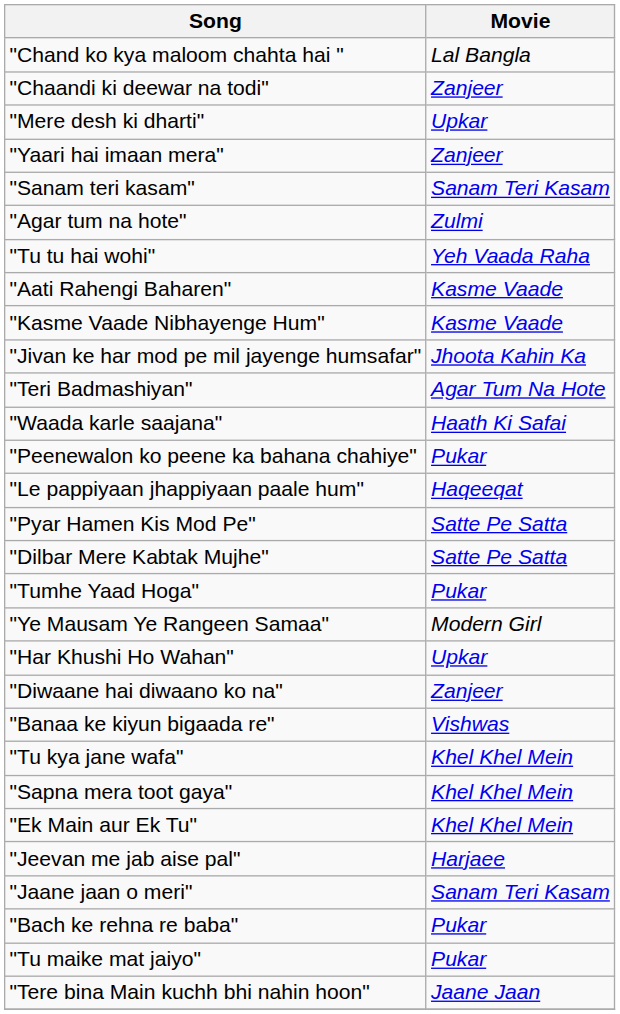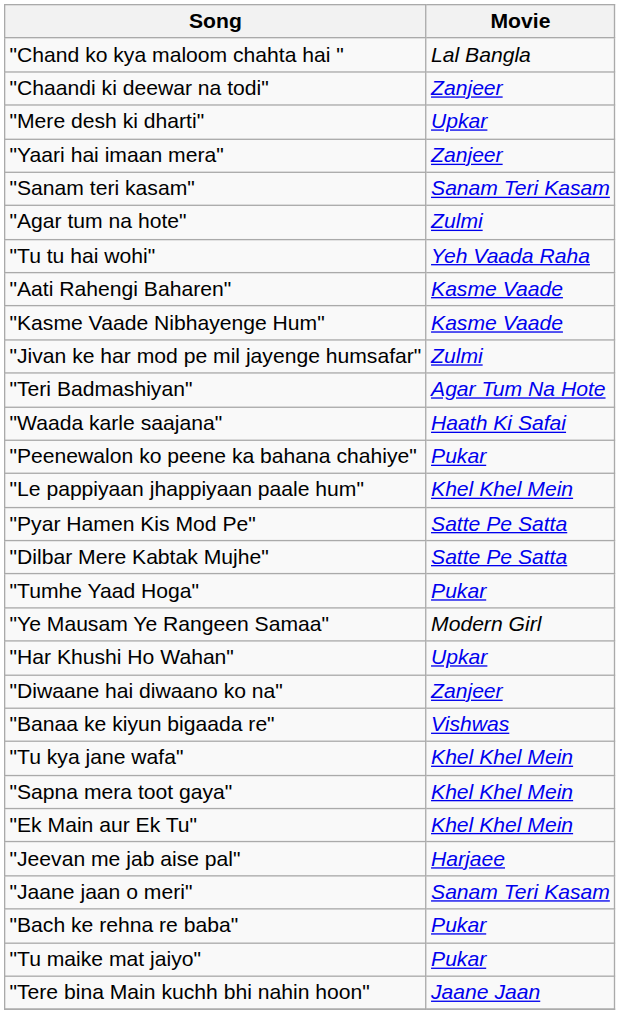(509, 356) Jhoota Kahin Ka -> (457, 356) Zulmi
(477, 490) Haqeeqat -> (502, 490) Khel Khel Mein
